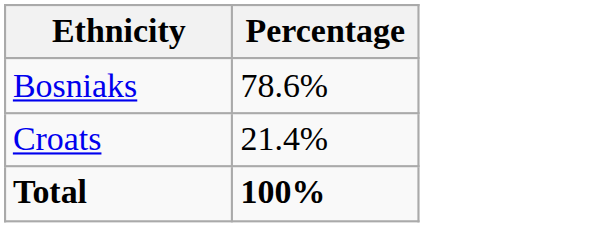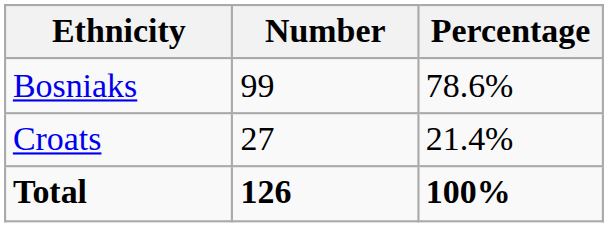+ column: (325, 31)
